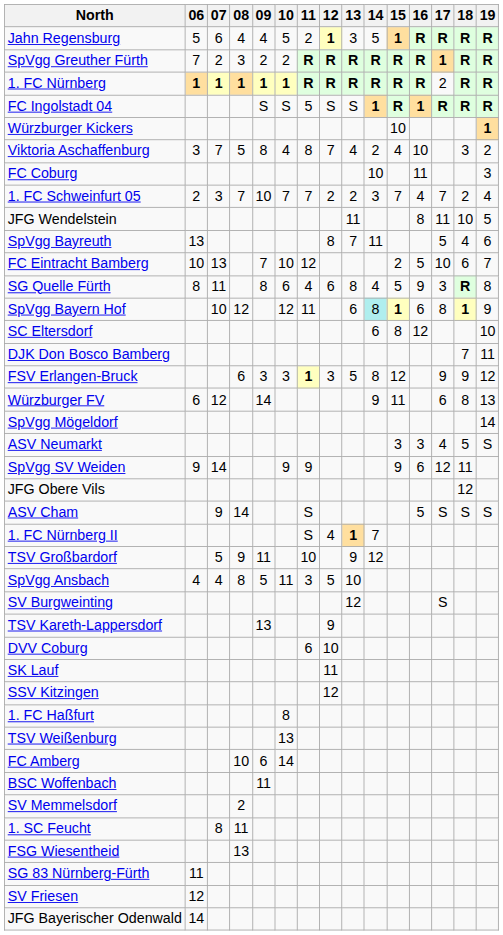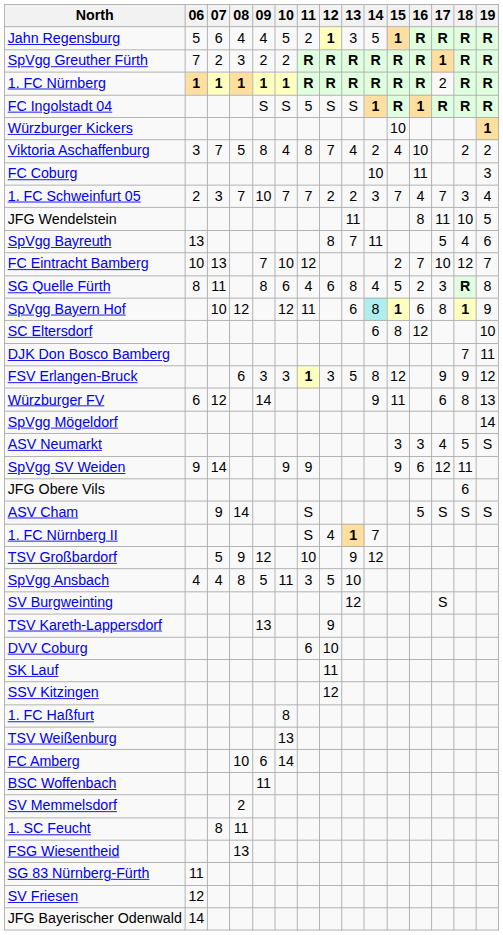(465, 151) 3 -> (465, 151) 2
(465, 196) 2 -> (465, 196) 3
(420, 264) 5 -> (420, 264) 7
(465, 264) 6 -> (465, 264) 12
(420, 286) 9 -> (420, 286) 2
(465, 490) 12 -> (465, 490) 6
(264, 557) 11 -> (264, 557) 12
